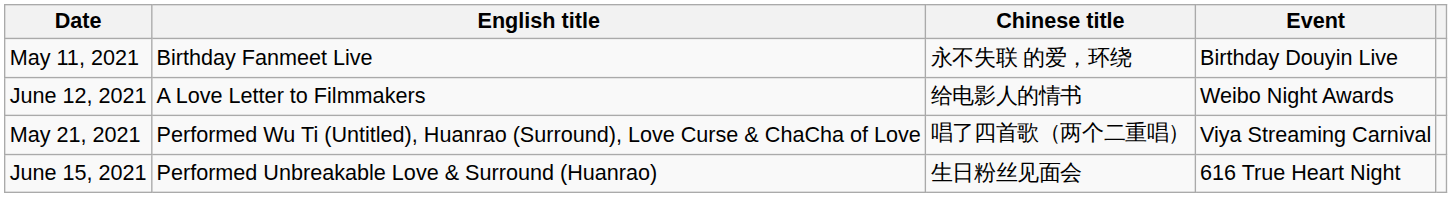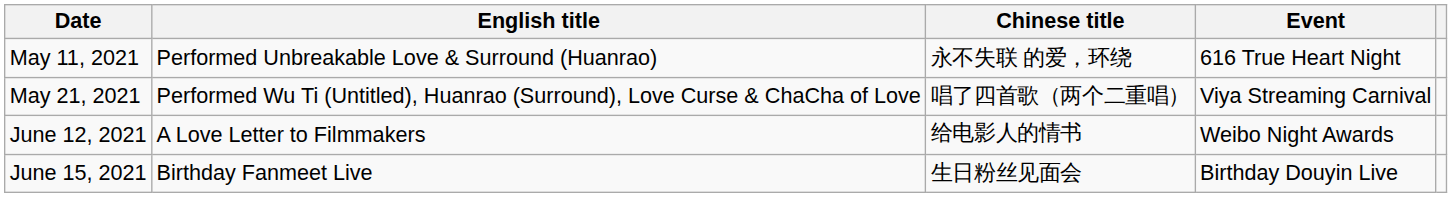(265, 57) Birthday Fanmeet Live -> (407, 57) Performed Unbreakable Love & Surround (Huanrao)
(1299, 57) Birthday Douyin Live -> (1300, 57) 616 True Heart Night
rows swapped: (75, 134) <-> (78, 96)
(407, 172) Performed Unbreakable Love & Surround (Huanrao) -> (265, 172) Birthday Fanmeet Live
(1300, 172) 616 True Heart Night -> (1299, 172) Birthday Douyin Live
